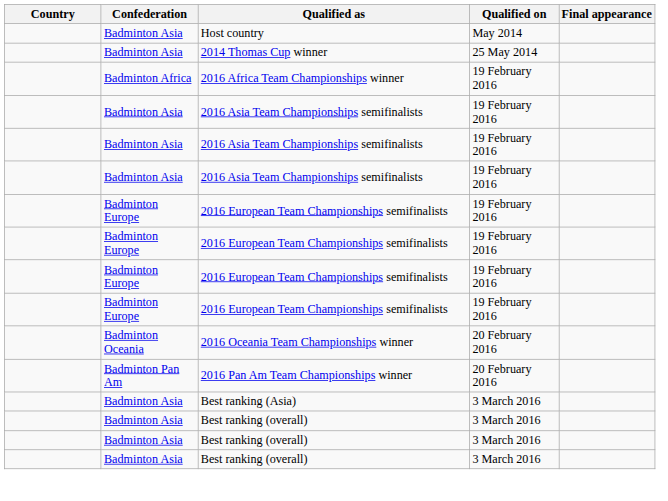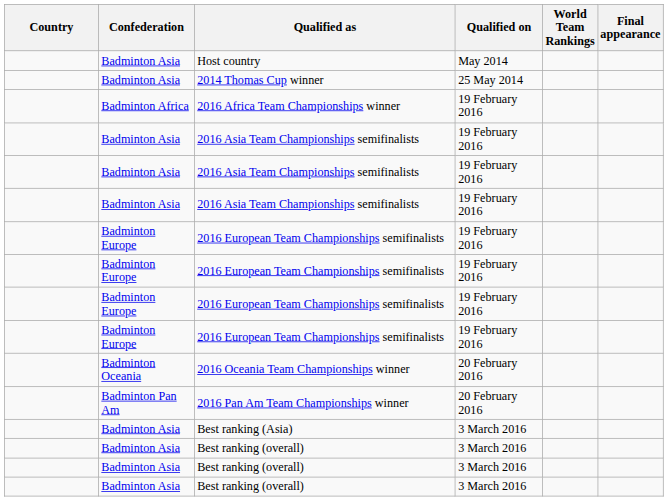+ column: (570, 27)
